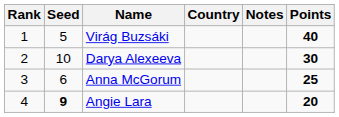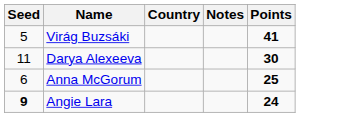- column: (24, 15)
(311, 36) 40 -> (271, 36) 41
(63, 58) 10 -> (24, 58) 11
(311, 101) 20 -> (271, 101) 24
